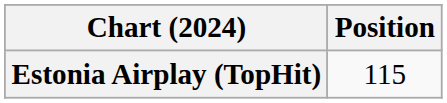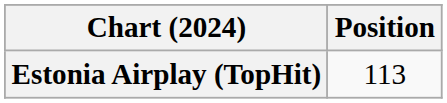(385, 73) 115 -> (385, 73) 113
